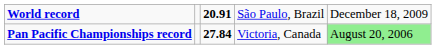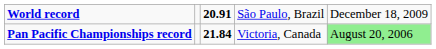(217, 34) 27.84 -> (217, 34) 21.84
